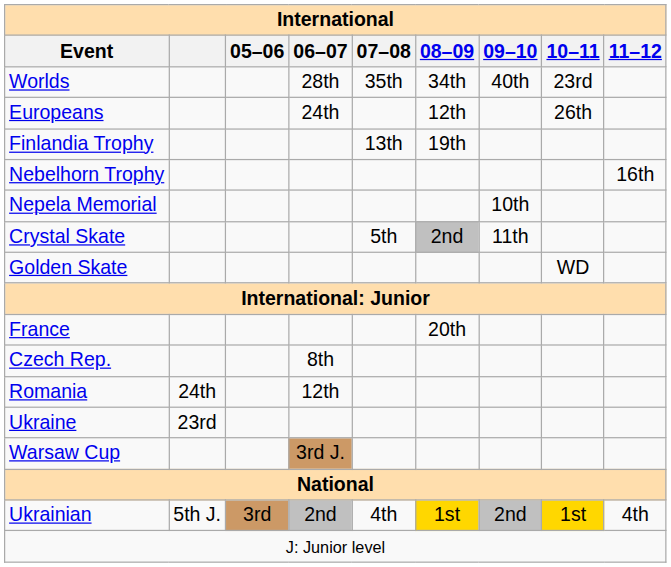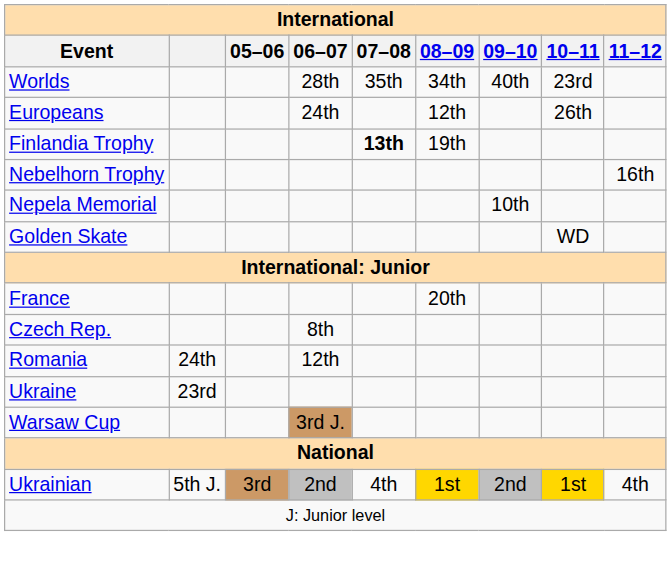(384, 143) normal -> (384, 143) bold
- row: (67, 236)
